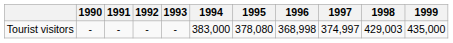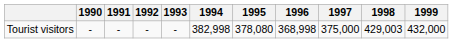(211, 29) 383,000 -> (211, 29) 382,998
(340, 29) 374,997 -> (340, 29) 375,000
(426, 29) 435,000 -> (426, 29) 432,000
